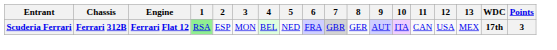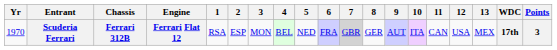+ column: (16, 12)
(202, 27) lightgreen background -> (217, 32) no background
